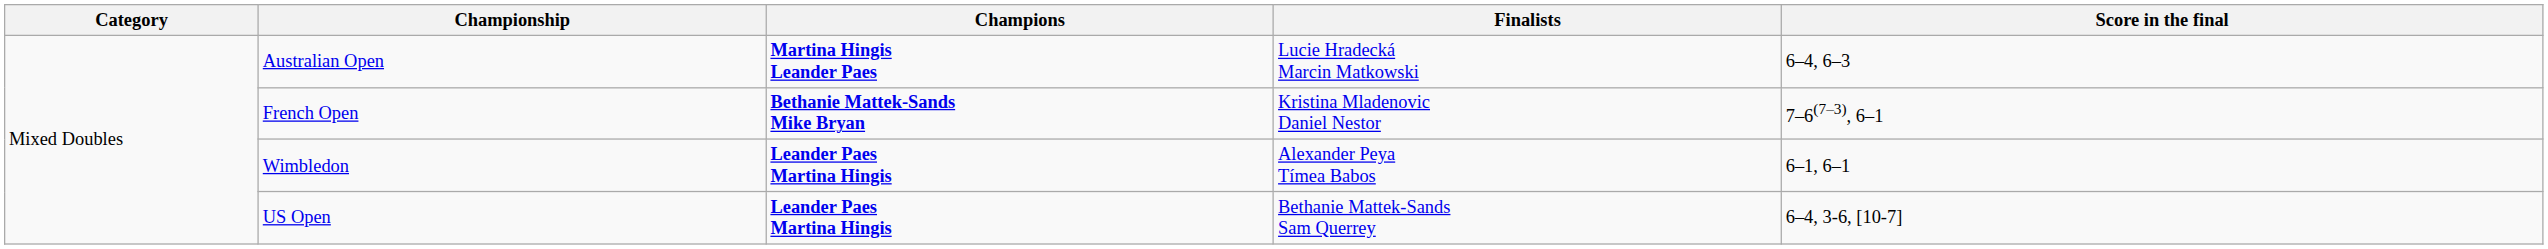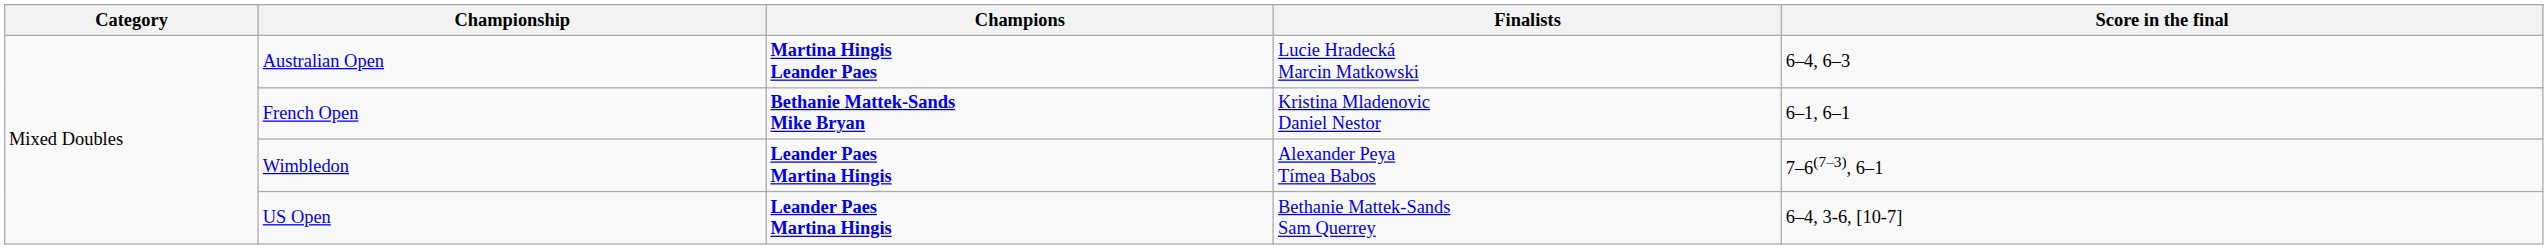(1835, 113) 7–6(7–3), 6–1 -> (1818, 113) 6–1, 6–1
(1818, 165) 6–1, 6–1 -> (1835, 165) 7–6(7–3), 6–1
